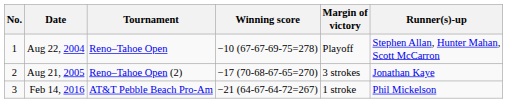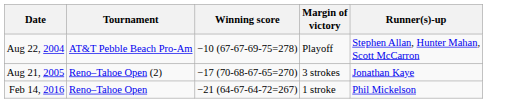- column: (14, 19)
(128, 49) Reno–Tahoe Open -> (131, 49) AT&T Pebble Beach Pro-Am
(151, 90) AT&T Pebble Beach Pro-Am -> (108, 90) Reno–Tahoe Open
